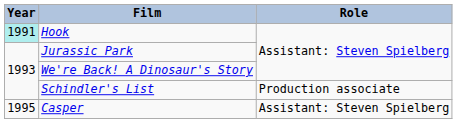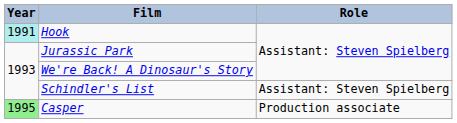(329, 90) Production associate -> (354, 90) Assistant: Steven Spielberg
(21, 109) no background -> (21, 109) lightgreen background
(354, 109) Assistant: Steven Spielberg -> (329, 109) Production associate
